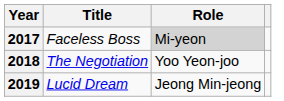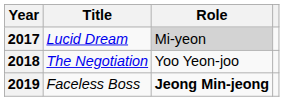(93, 38) Faceless Boss -> (87, 38) Lucid Dream
(87, 84) Lucid Dream -> (93, 84) Faceless Boss
(208, 84) normal -> (212, 84) bold
